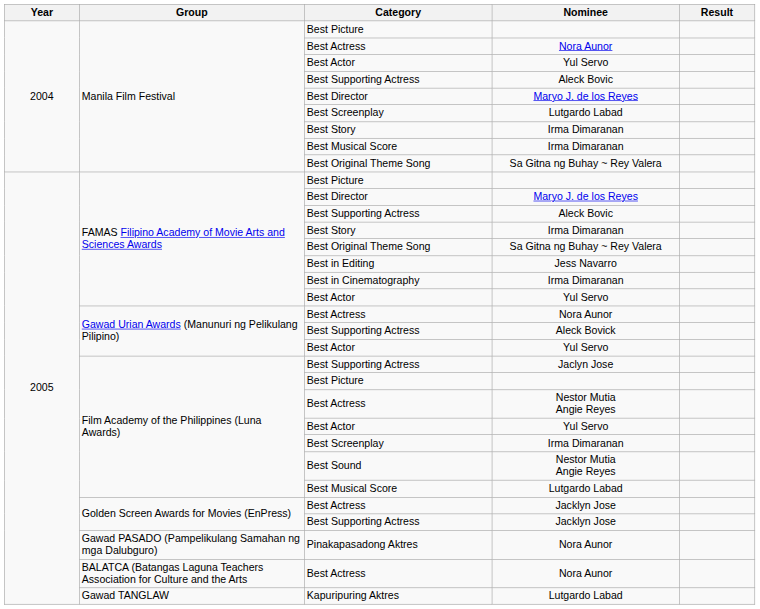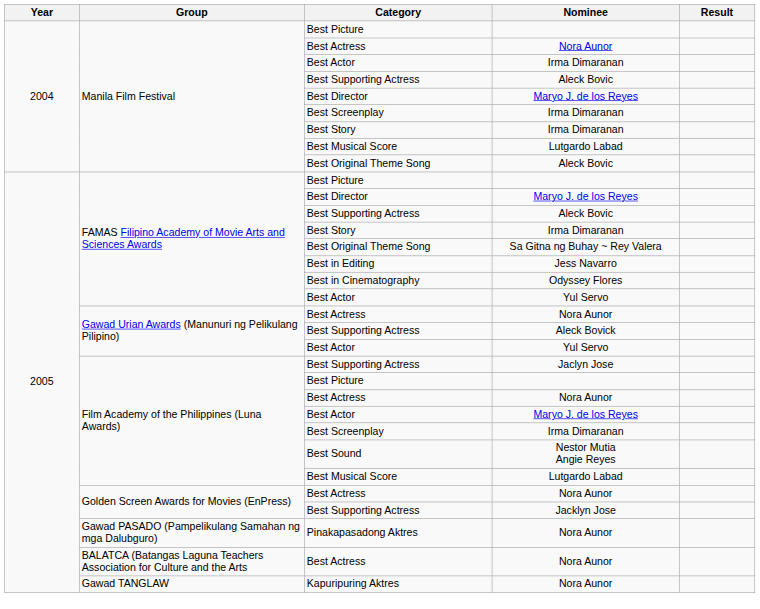(586, 63) Yul Servo -> (586, 63) Irma Dimaranan
(586, 113) Lutgardo Labad -> (586, 113) Irma Dimaranan
(586, 146) Irma Dimaranan -> (586, 146) Lutgardo Labad
(586, 163) Sa Gitna ng Buhay ~ Rey Valera -> (586, 163) Aleck Bovic
(586, 280) Irma Dimaranan -> (586, 280) Odyssey Flores
(586, 404) Nestor Mutia Angie Reyes -> (586, 398) Nora Aunor
(586, 426) Yul Servo -> (586, 414) Maryo J. de los Reyes
(586, 505) Jacklyn Jose -> (586, 493) Nora Aunor
(586, 596) Lutgardo Labad -> (586, 584) Nora Aunor
